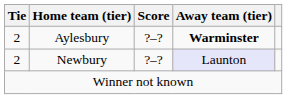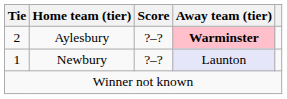(224, 37) no background -> (224, 37) pink background
(17, 59) 2 -> (17, 59) 1
